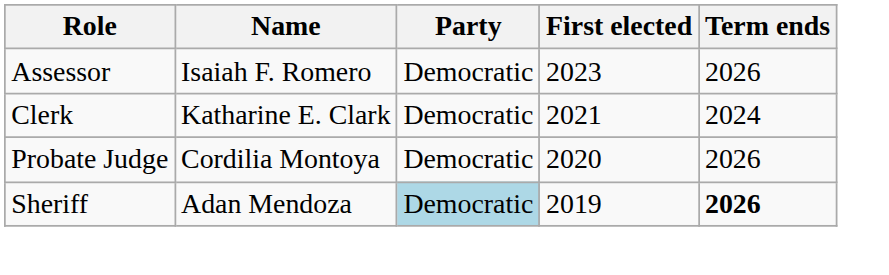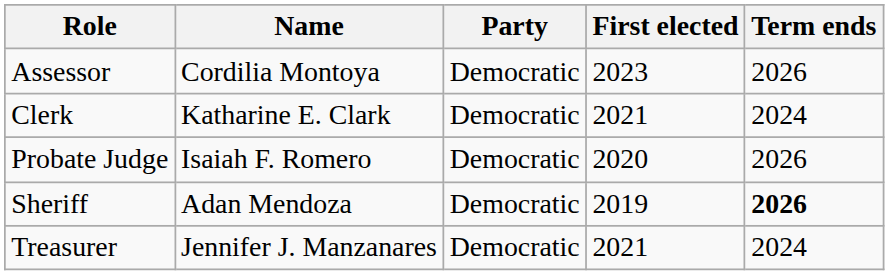(276, 70) Isaiah F. Romero -> (280, 70) Cordilia Montoya
(280, 159) Cordilia Montoya -> (276, 159) Isaiah F. Romero
(468, 203) lightblue background -> (515, 203) no background
+ row: (64, 247)
